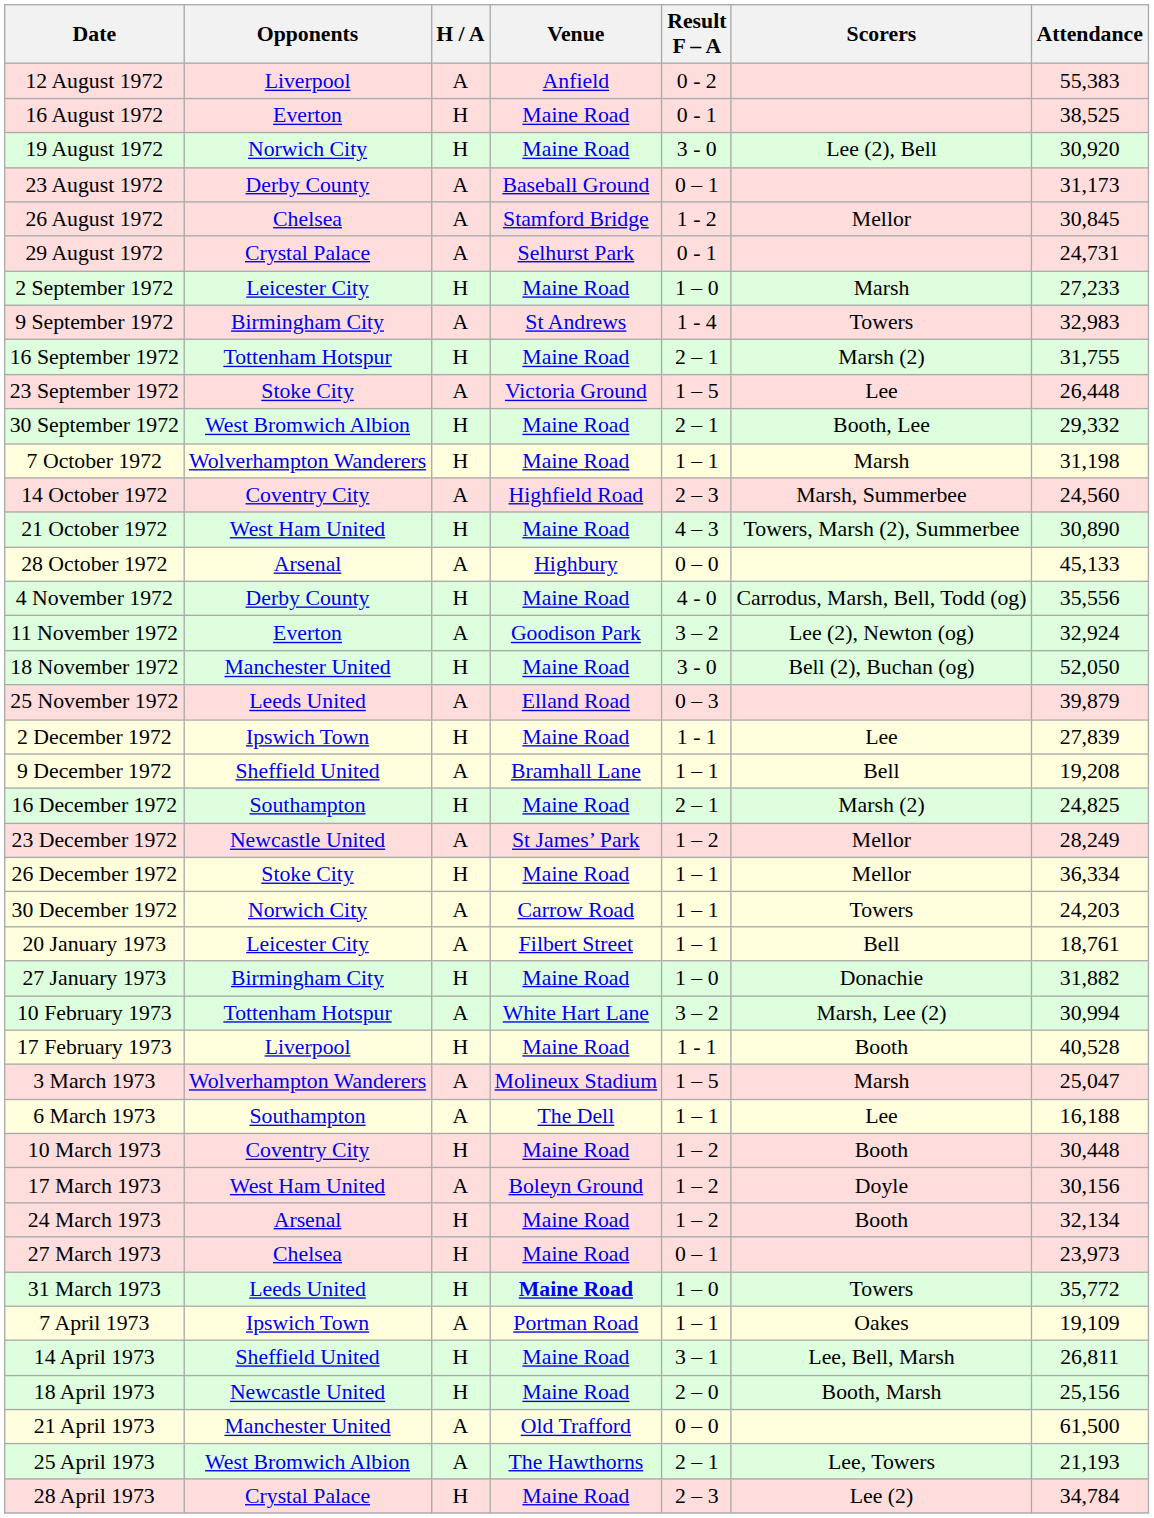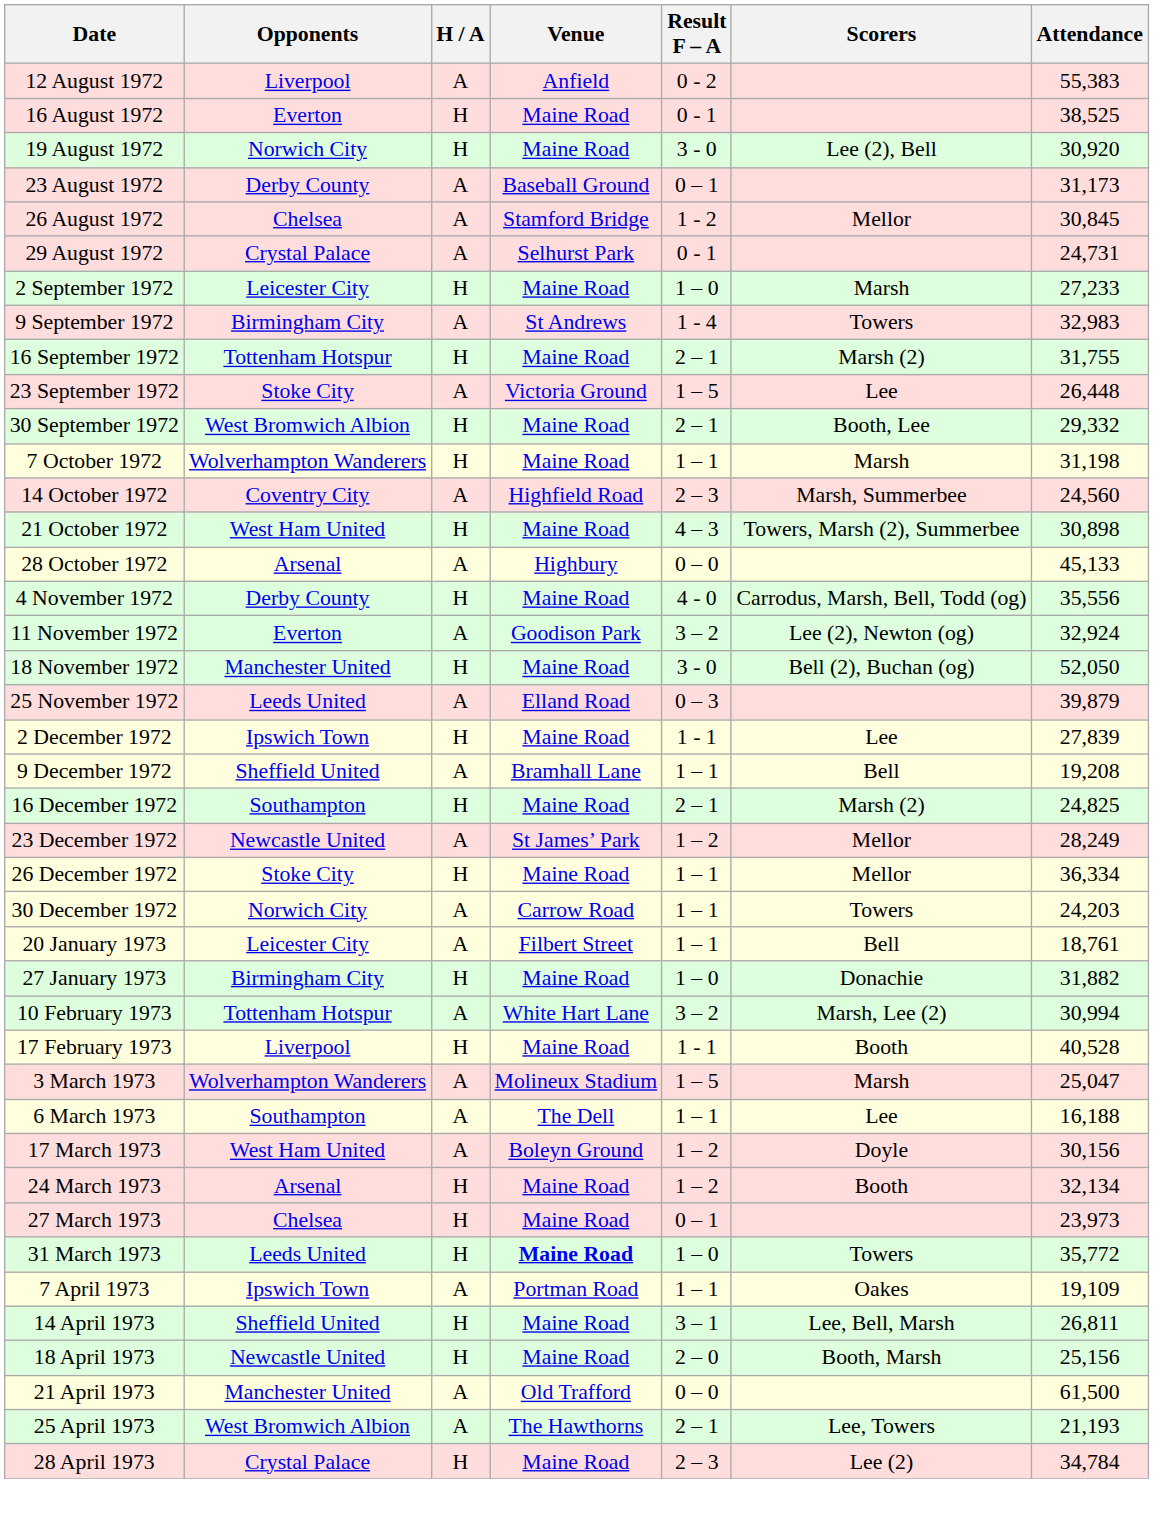(1090, 529) 30,890 -> (1090, 529) 30,898
- row: (94, 1150)
